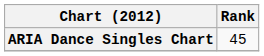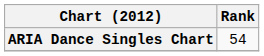(238, 40) 45 -> (238, 40) 54
